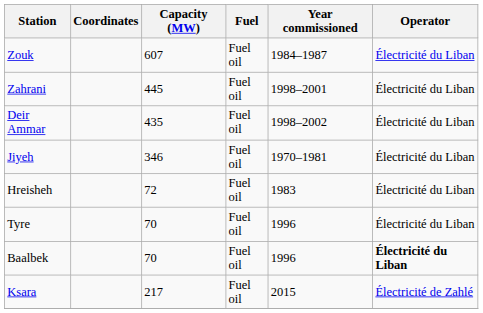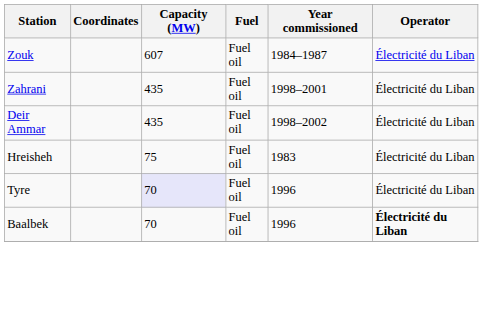(154, 89) 445 -> (154, 89) 435
- row: (20, 156)
(150, 190) 72 -> (150, 156) 75
(150, 224) no background -> (150, 190) lavender background
- row: (22, 292)
